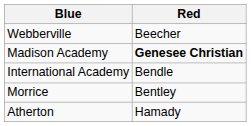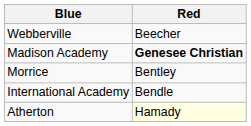rows swapped: (68, 72) <-> (28, 92)
(158, 111) no background -> (158, 111) lightyellow background
